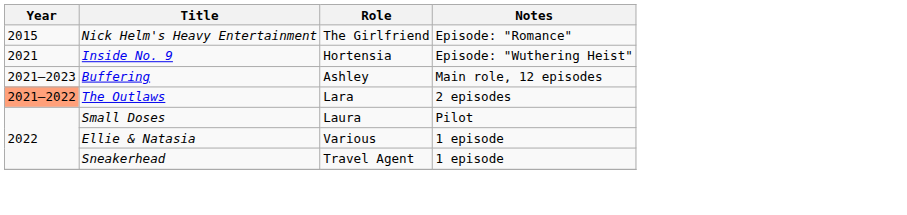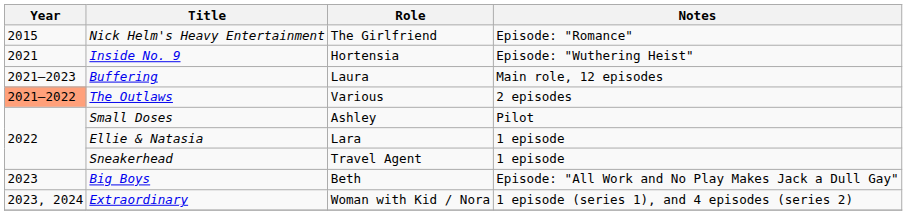(346, 76) Ashley -> (350, 76) Laura
(338, 97) Lara -> (357, 97) Various
(342, 118) Laura -> (354, 118) Ashley
(350, 138) Various -> (346, 138) Lara
+ row: (120, 179)
+ row: (139, 200)
